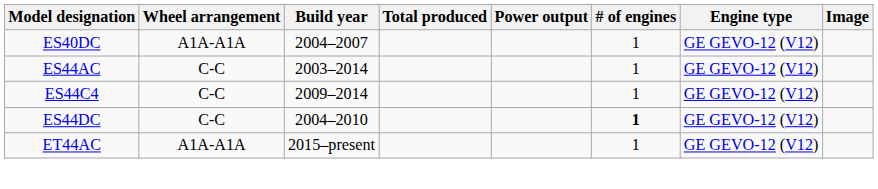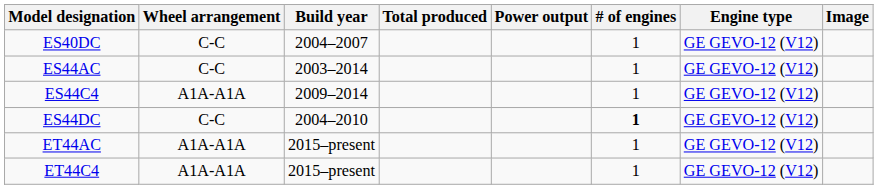(212, 42) A1A-A1A -> (212, 42) C-C
(212, 94) C-C -> (212, 94) A1A-A1A
+ row: (72, 171)
